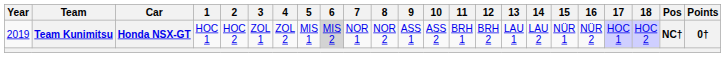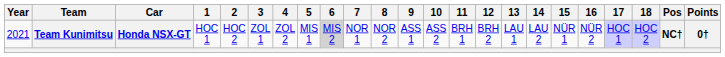(18, 34) 2019 -> (18, 34) 2021
